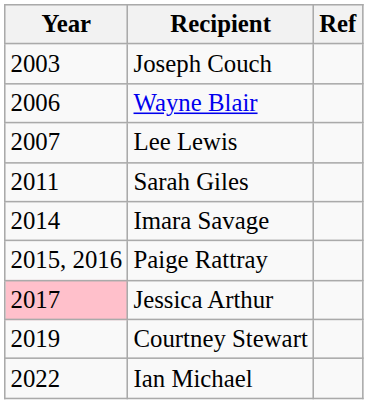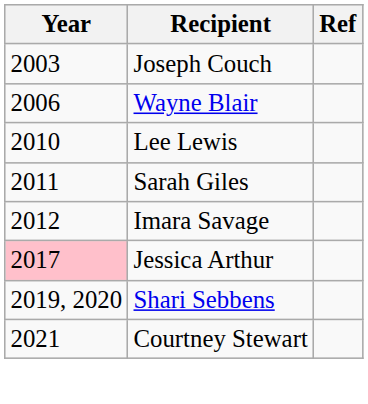(35, 142) 2007 -> (35, 142) 2010
(35, 220) 2014 -> (35, 220) 2012
- row: (201, 260)
+ row: (204, 299)
(35, 338) 2019 -> (35, 338) 2021
- row: (193, 378)
